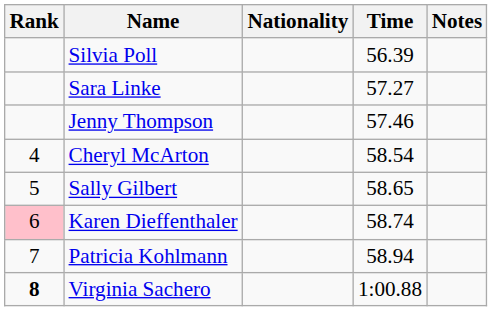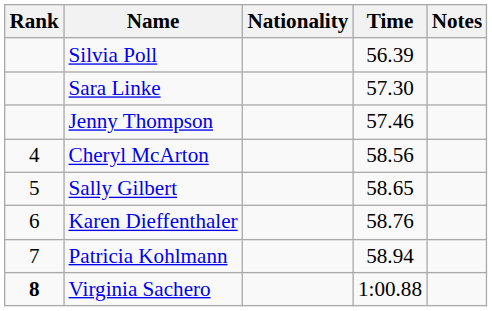(390, 88) 57.27 -> (390, 88) 57.30
(390, 155) 58.54 -> (390, 155) 58.56
(34, 222) pink background -> (34, 222) no background
(390, 222) 58.74 -> (390, 222) 58.76
